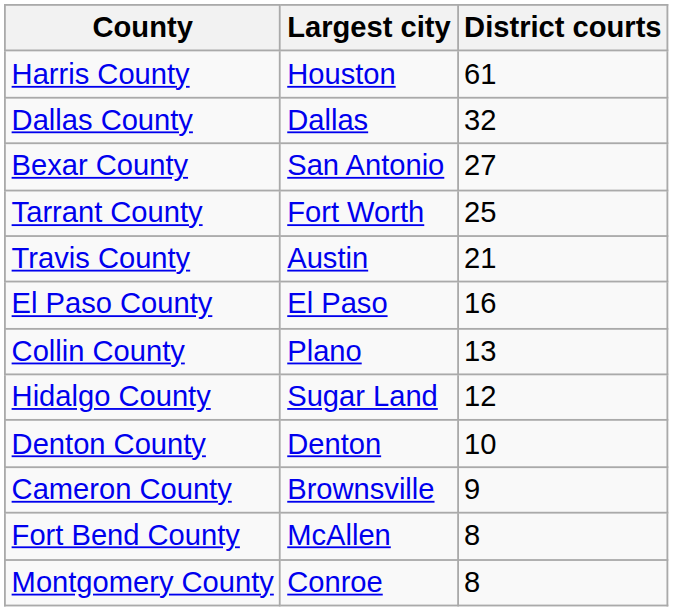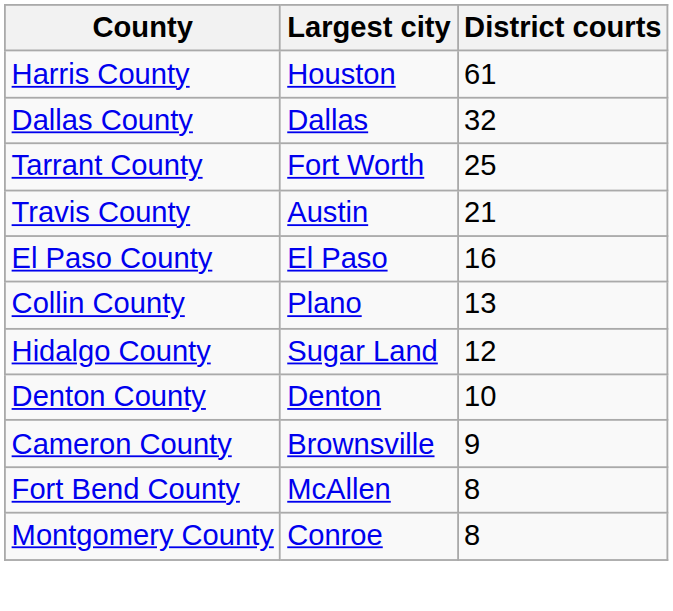- row: (100, 166)
